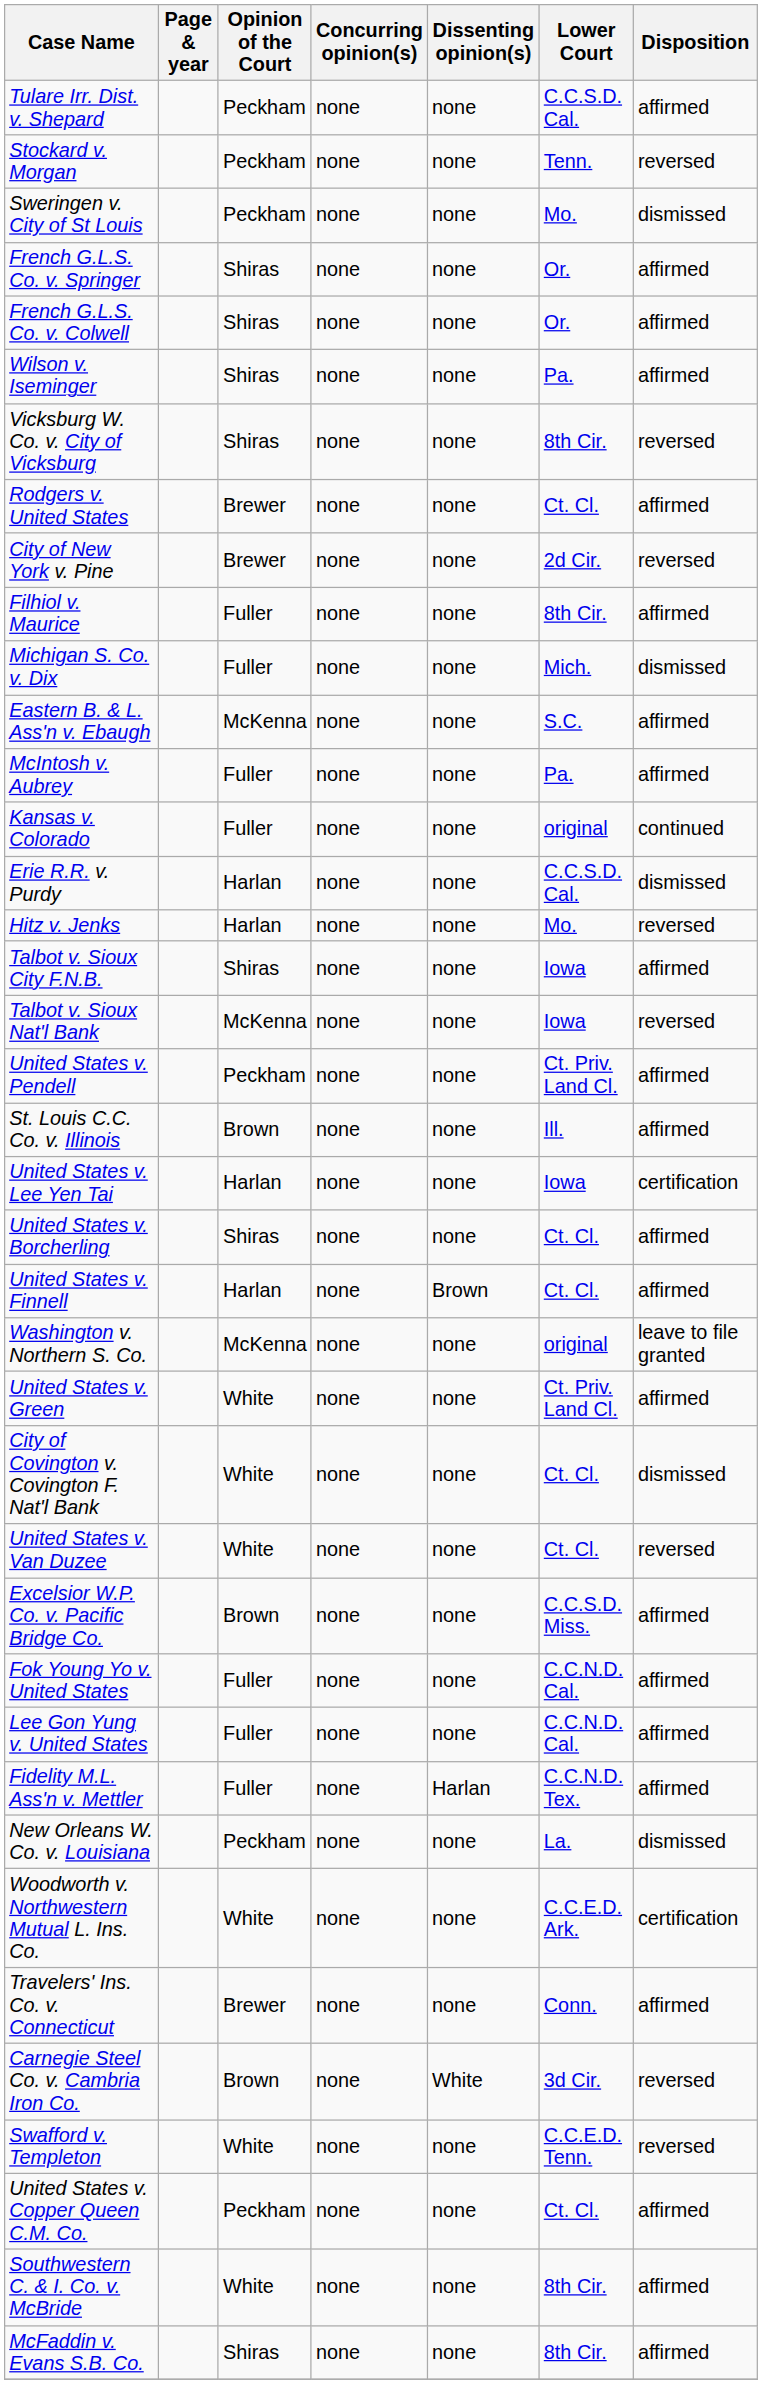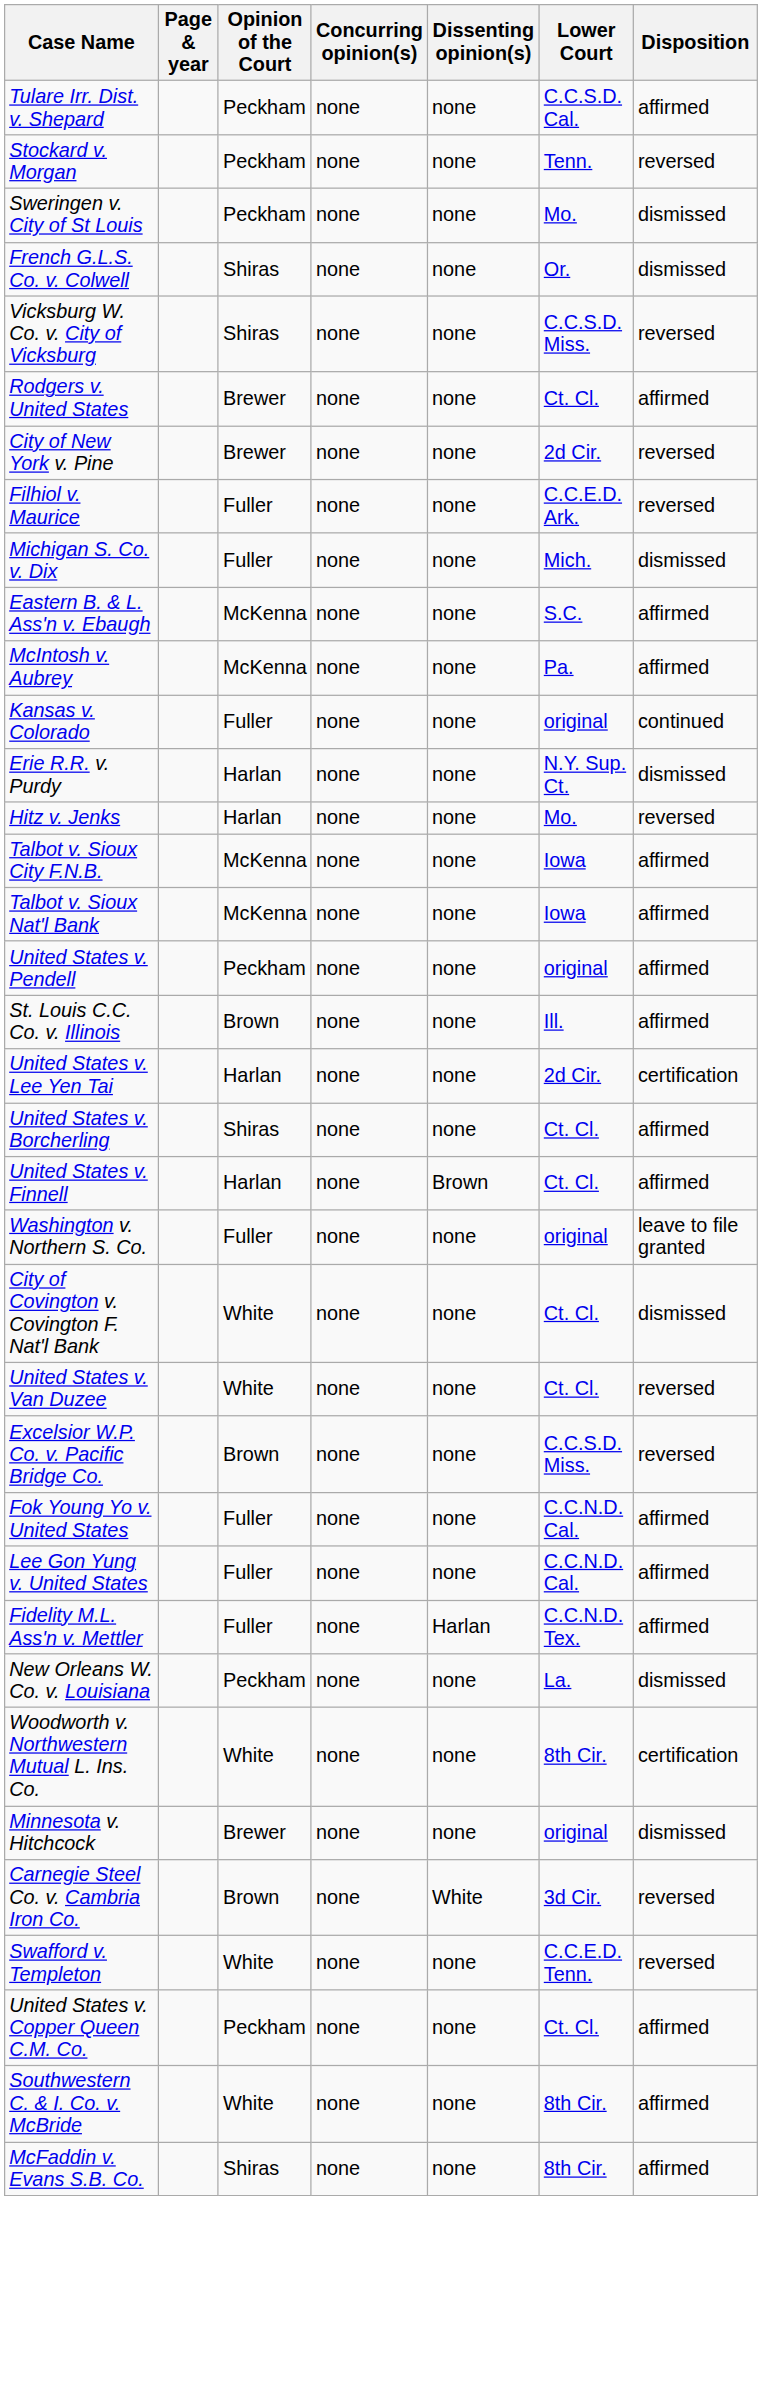- row: (75, 268)
(674, 322) affirmed -> (682, 268) dismissed
- row: (53, 376)
(575, 441) 8th Cir. -> (583, 333) C.C.S.D. Miss.
(575, 613) 8th Cir. -> (583, 506) C.C.E.D. Ark.
(674, 613) affirmed -> (677, 506) reversed
(248, 775) Fuller -> (265, 667) McKenna
(583, 882) C.C.S.D. Cal. -> (585, 775) N.Y. Sup. Ct.
(251, 968) Shiras -> (265, 860) McKenna
(677, 1021) reversed -> (674, 914) affirmed
(581, 1075) Ct. Priv. Land Cl. -> (576, 968) original
(565, 1183) Iowa -> (572, 1075) 2d Cir.
(265, 1344) McKenna -> (248, 1236) Fuller
- row: (78, 1398)
(674, 1615) affirmed -> (677, 1454) reversed
(583, 1917) C.C.E.D. Ark. -> (575, 1756) 8th Cir.
- row: (70, 2005)
+ row: (65, 1832)
